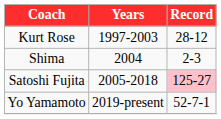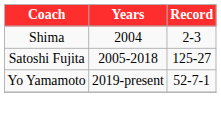- row: (47, 37)
(192, 80) pink background -> (192, 59) no background
